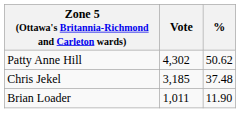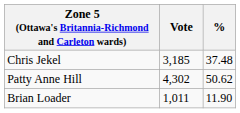rows swapped: (44, 60) <-> (34, 79)
